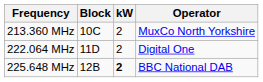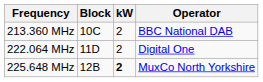(197, 31) MuxCo North Yorkshire -> (186, 31) BBC National DAB
(186, 67) BBC National DAB -> (197, 67) MuxCo North Yorkshire
